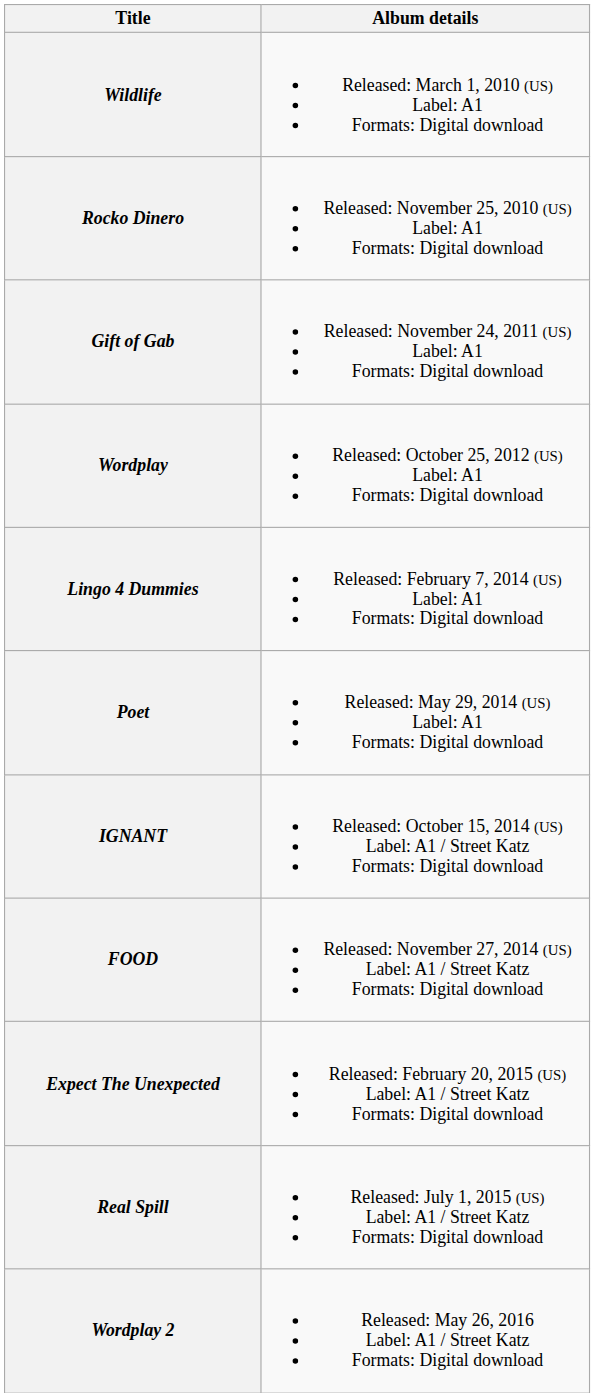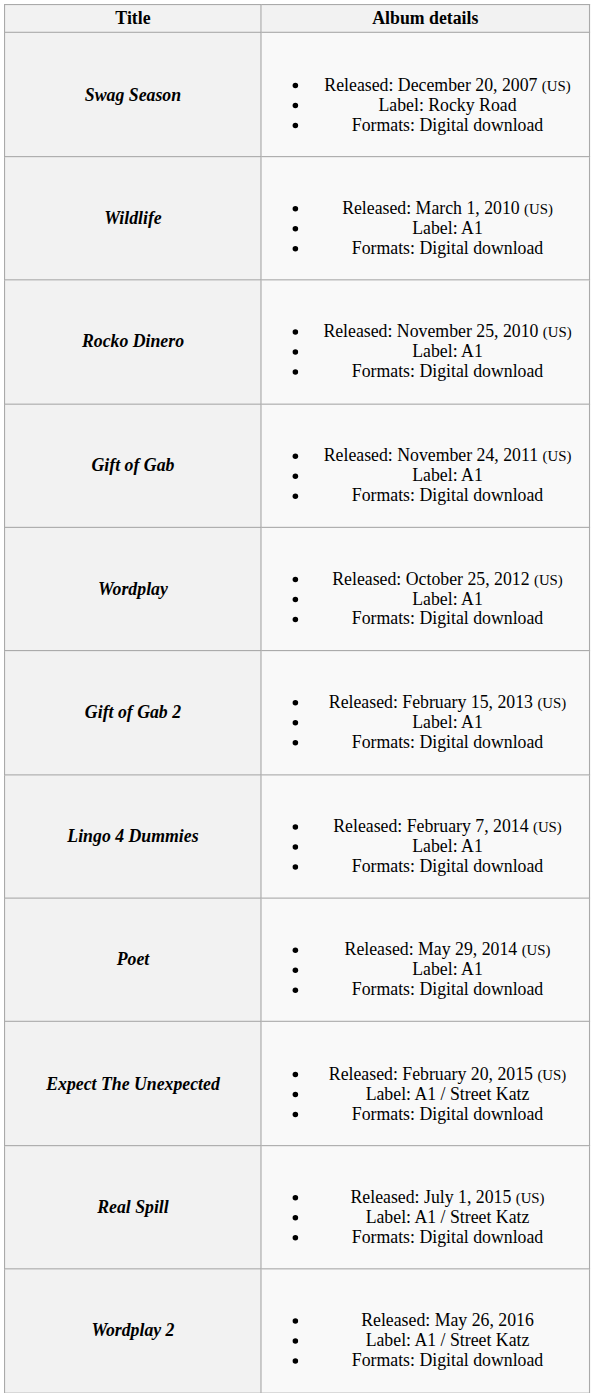+ row: (133, 94)
+ row: (133, 712)
- row: (133, 836)
- row: (133, 959)
